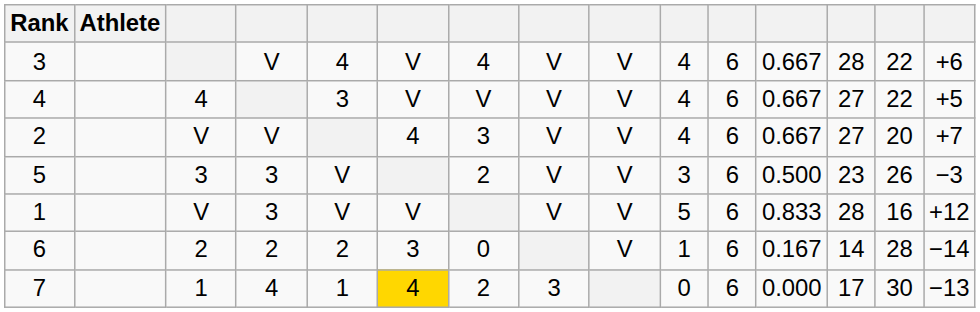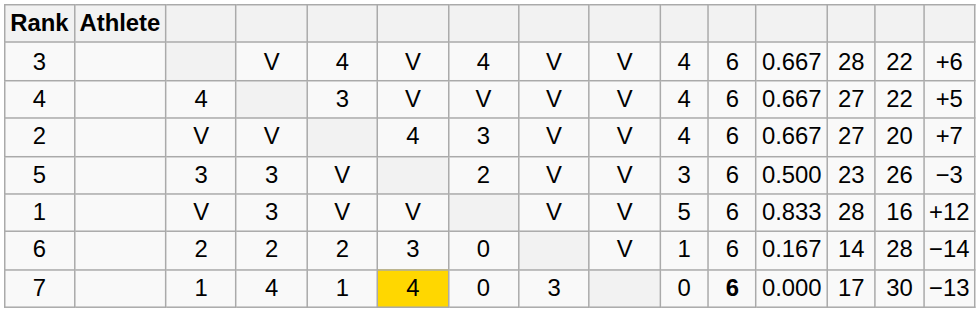(483, 288) 2 -> (483, 288) 0
(732, 288) normal -> (732, 288) bold
